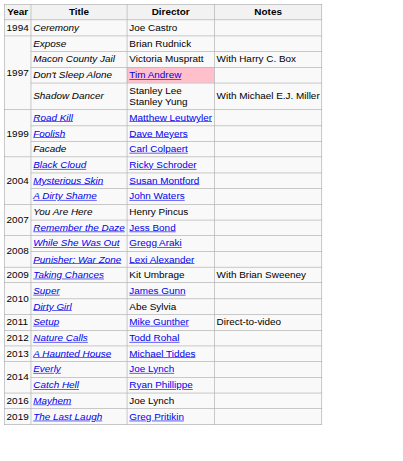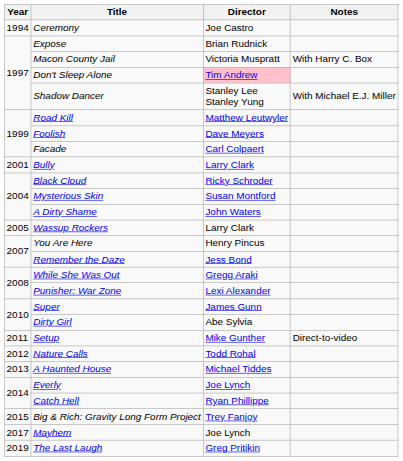+ row: (44, 165)
+ row: (71, 228)
- row: (69, 275)
+ row: (117, 416)
(18, 401) 2016 -> (18, 432) 2017
